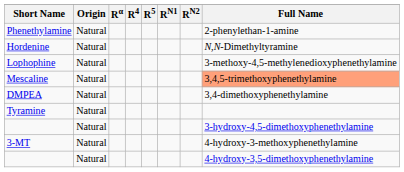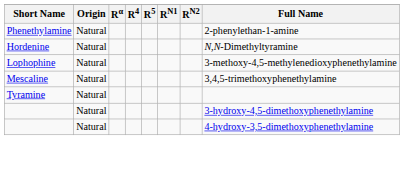(270, 79) lightsalmon background -> (270, 79) no background
- row: (24, 95)
- row: (18, 143)
